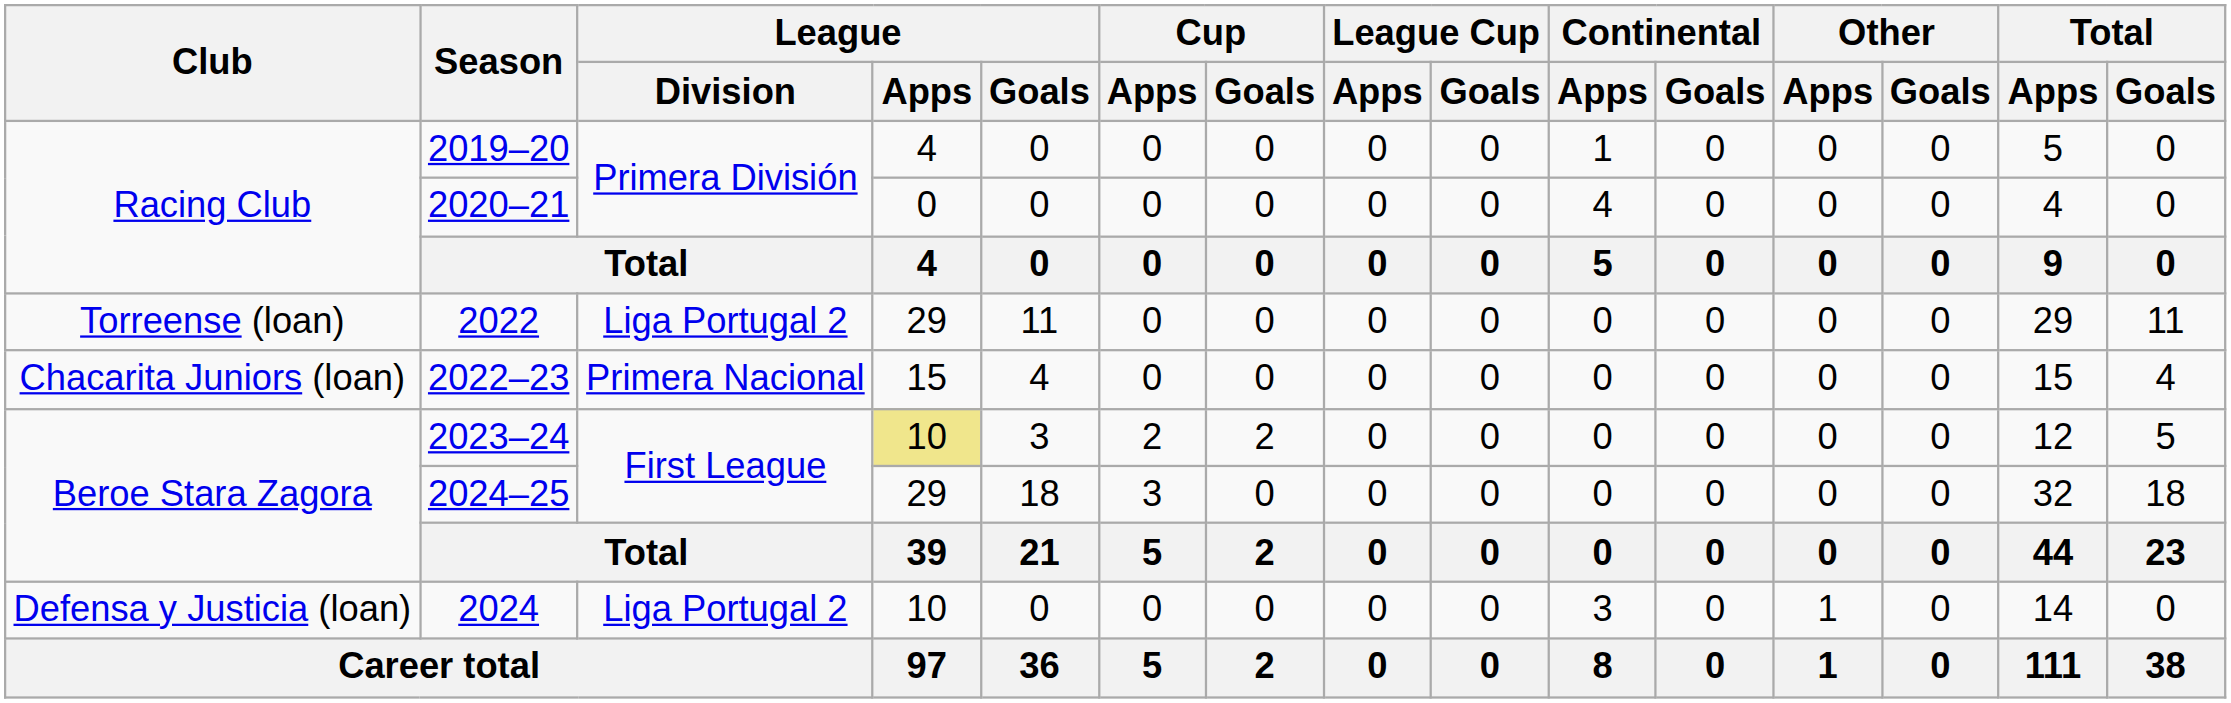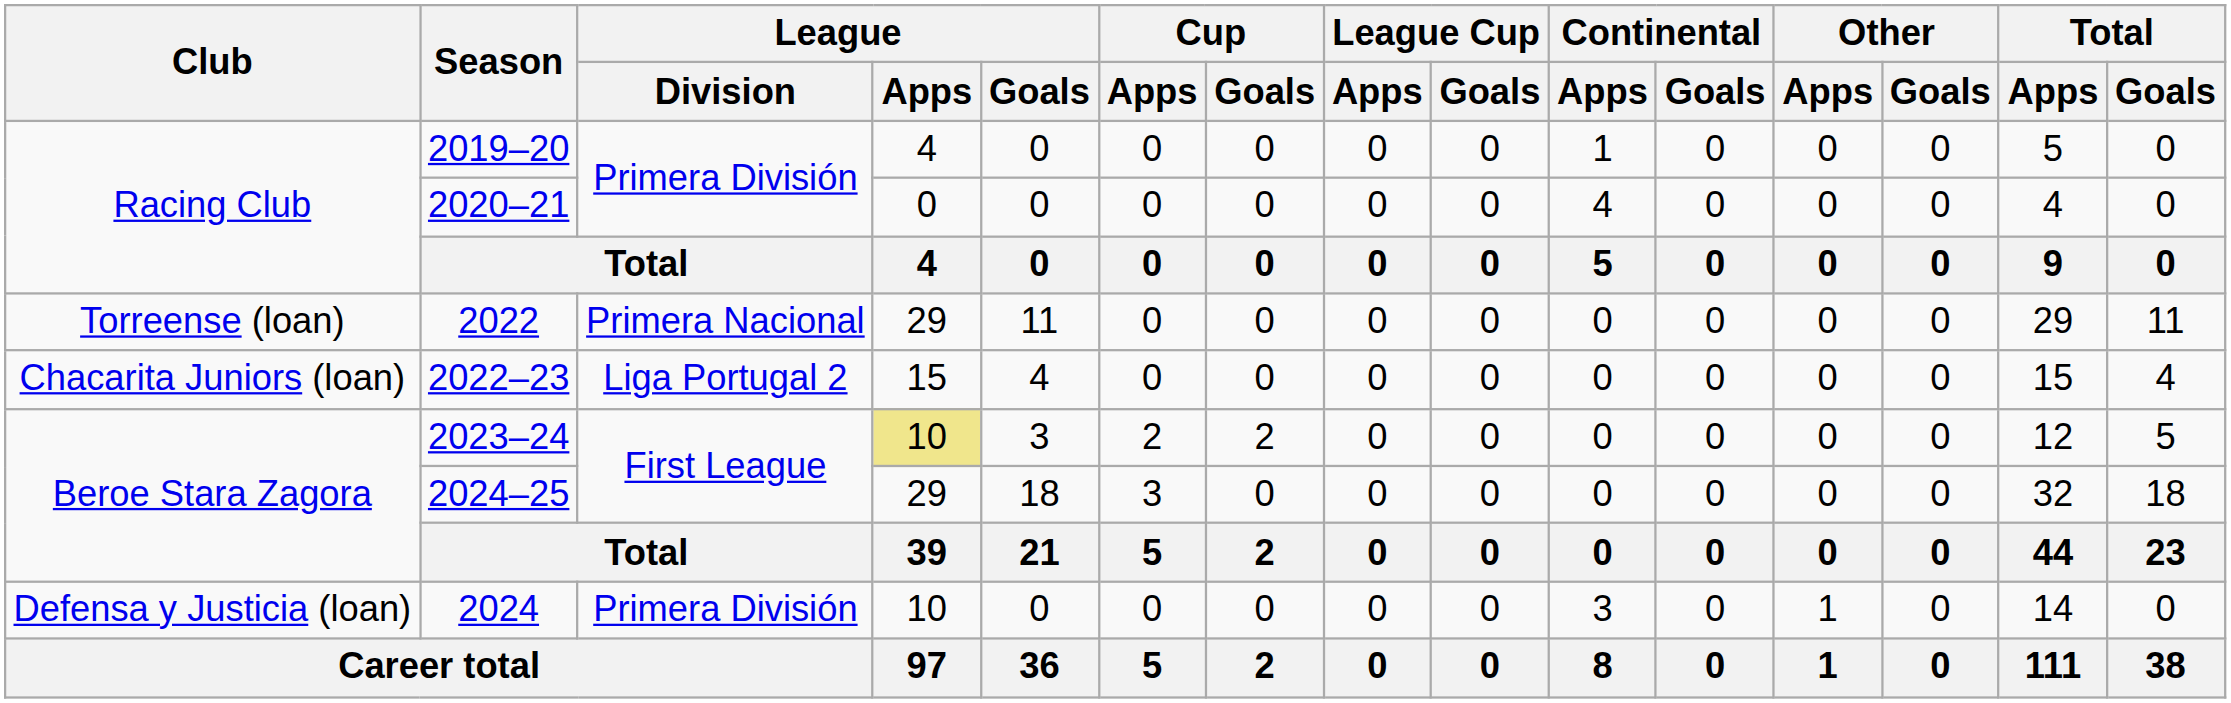(725, 321) Liga Portugal 2 -> (725, 321) Primera Nacional
(725, 378) Primera Nacional -> (725, 378) Liga Portugal 2
(725, 609) Liga Portugal 2 -> (725, 609) Primera División
